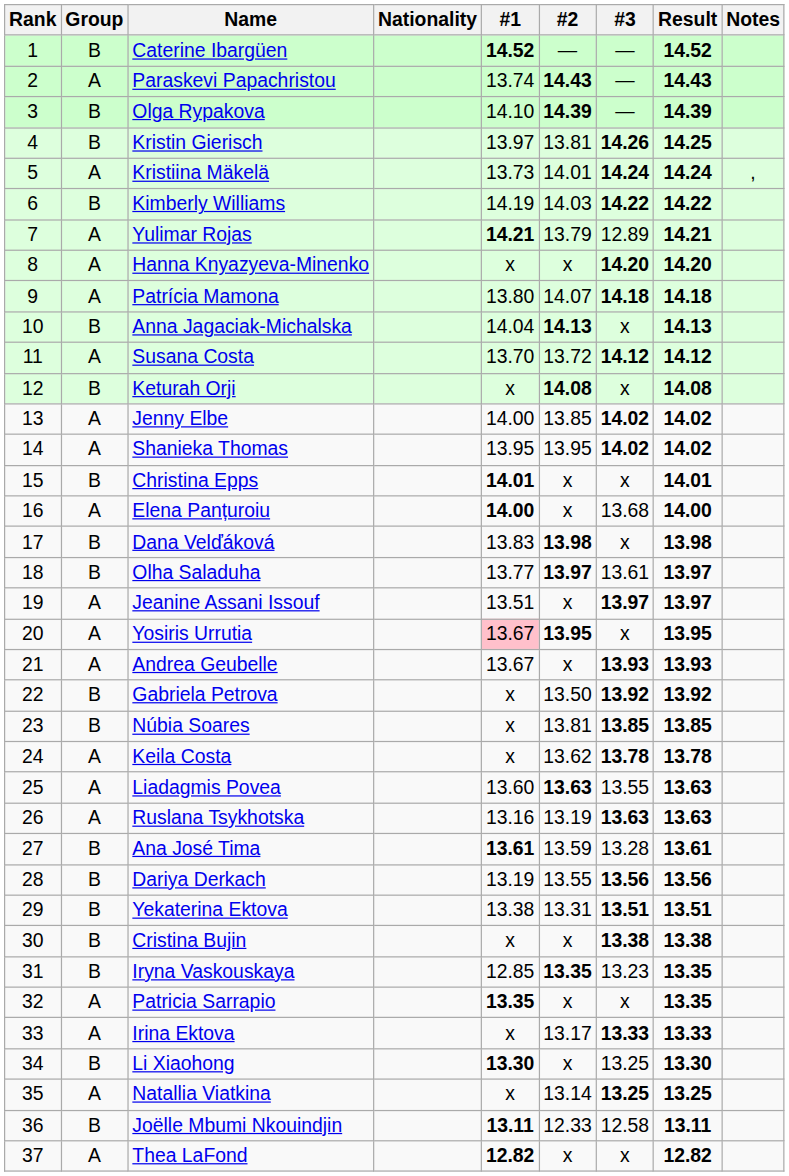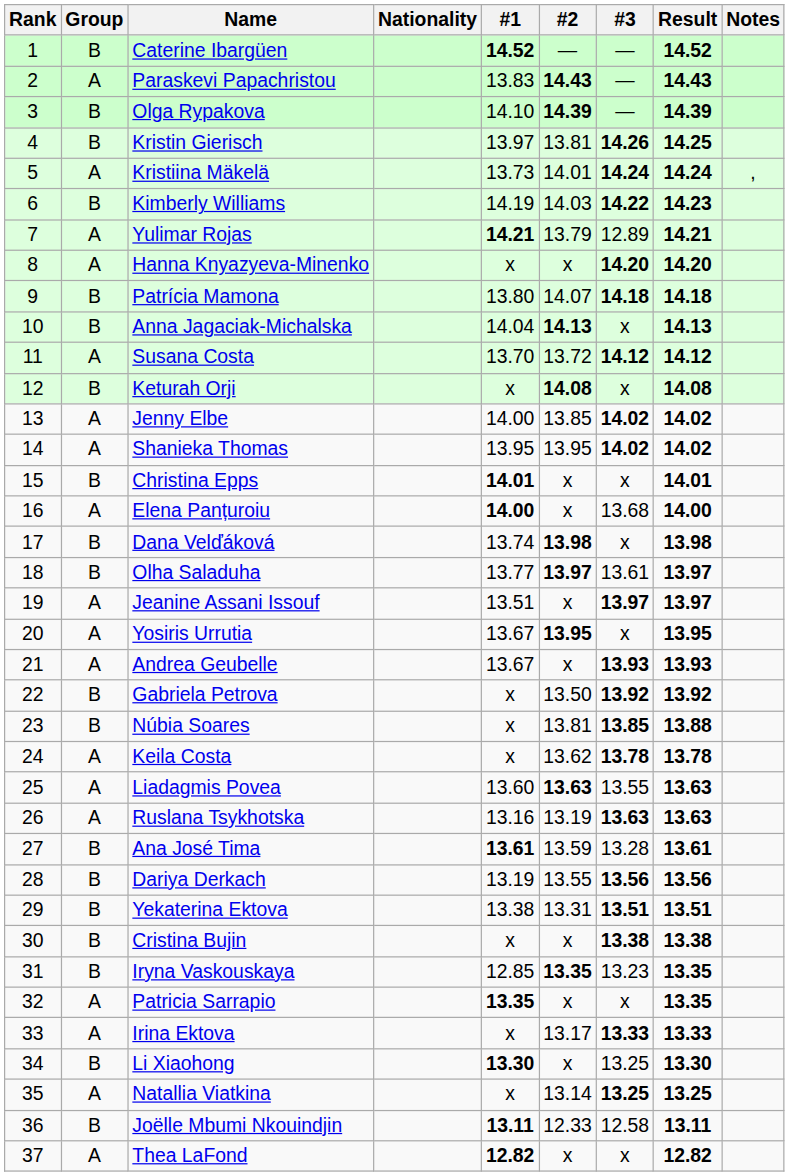(510, 81) 13.74 -> (510, 81) 13.83
(688, 204) 14.22 -> (688, 204) 14.23
(94, 296) A -> (94, 296) B
(510, 541) 13.83 -> (510, 541) 13.74
(510, 633) pink background -> (510, 633) no background
(688, 726) 13.85 -> (688, 726) 13.88
